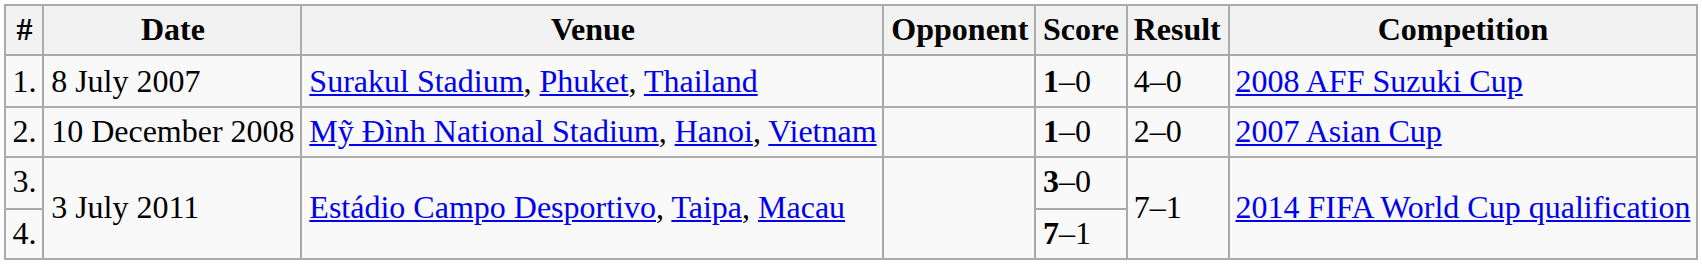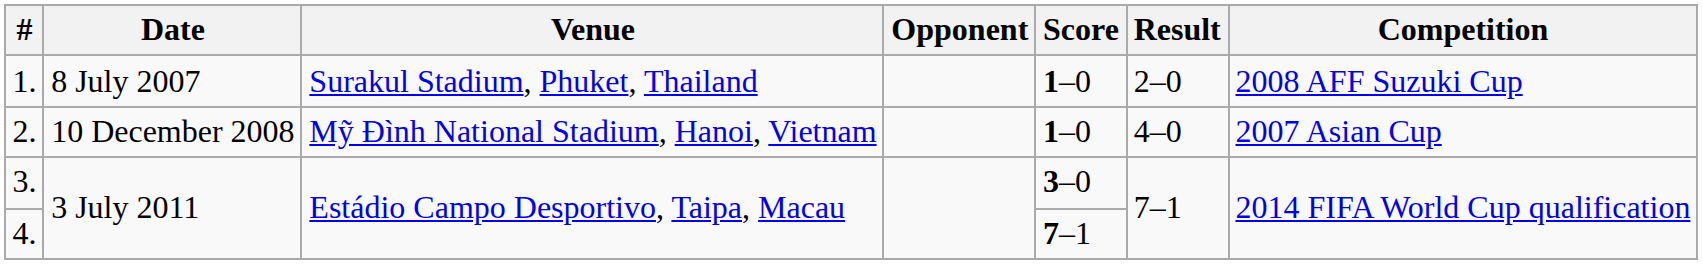(1158, 80) 4–0 -> (1158, 80) 2–0
(1158, 131) 2–0 -> (1158, 131) 4–0
